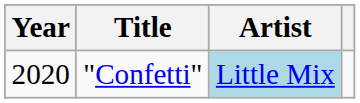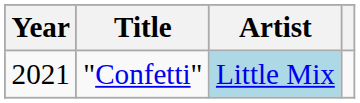(41, 73) 2020 -> (41, 73) 2021
